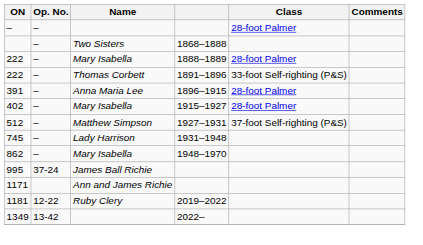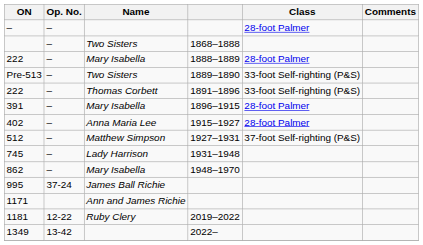+ row: (24, 75)
(108, 91) Anna Maria Lee -> (116, 106) Mary Isabella
(103, 106) Mary Isabella -> (121, 122) Anna Maria Lee
